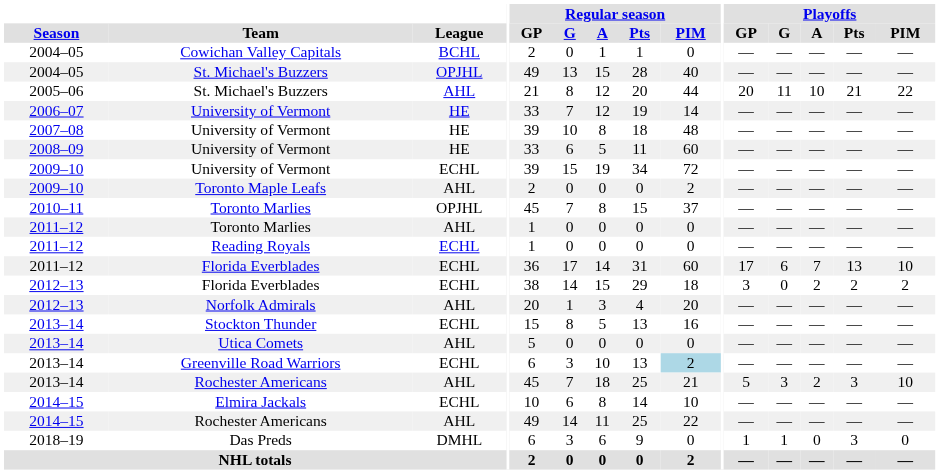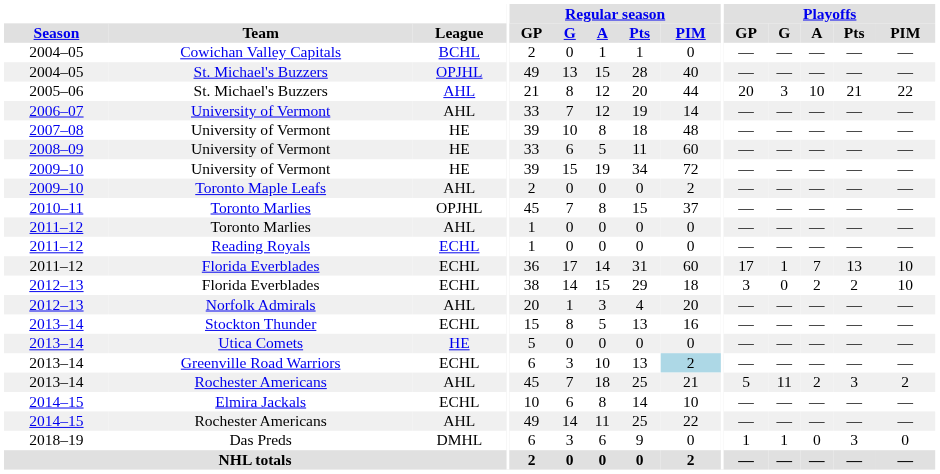(784, 91) 11 -> (784, 91) 3
(459, 110) HE -> (459, 110) AHL
(459, 168) ECHL -> (459, 168) HE
(784, 265) 6 -> (784, 265) 1
(905, 285) 2 -> (905, 285) 10
(459, 343) AHL -> (459, 343) HE
(784, 382) 3 -> (784, 382) 11
(905, 382) 10 -> (905, 382) 2
